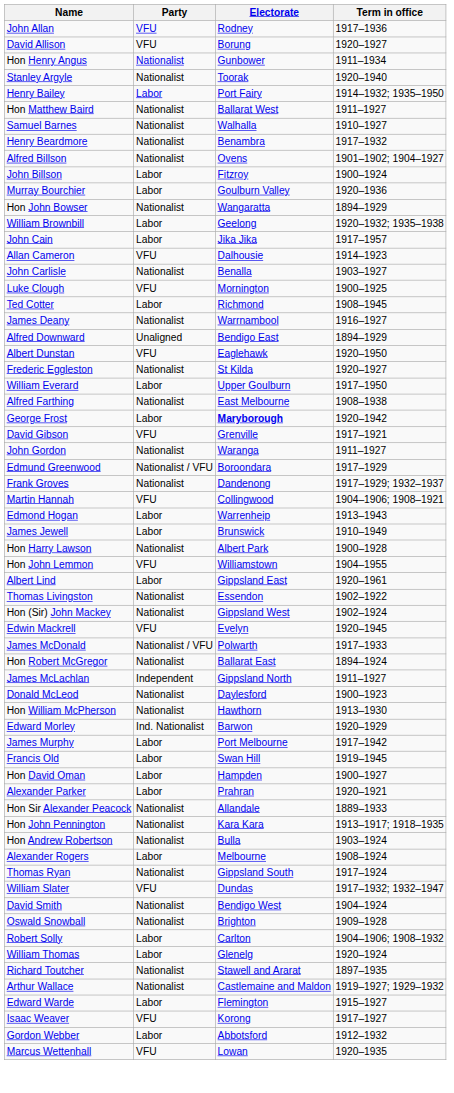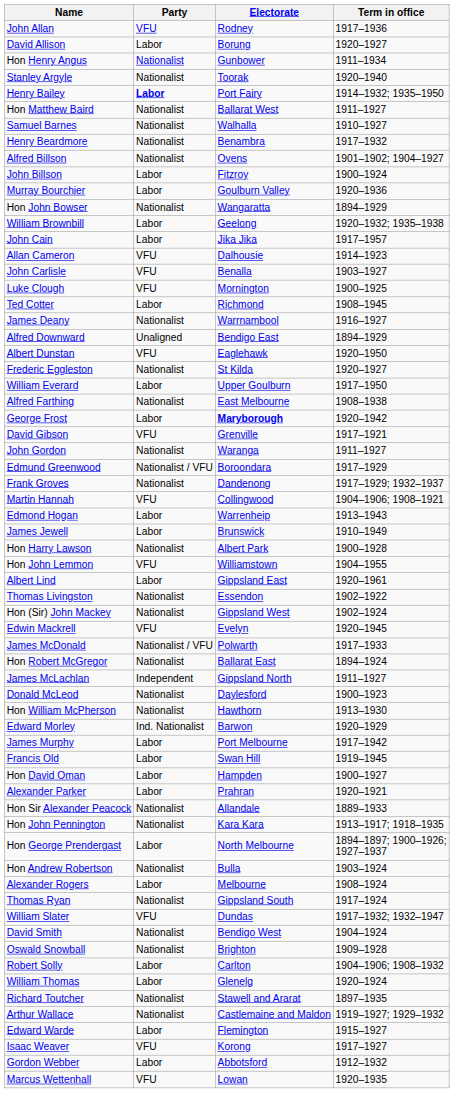(146, 45) VFU -> (149, 45) Labor
(149, 93) normal -> (150, 93) bold
(160, 272) Nationalist -> (146, 272) VFU
+ row: (64, 846)
